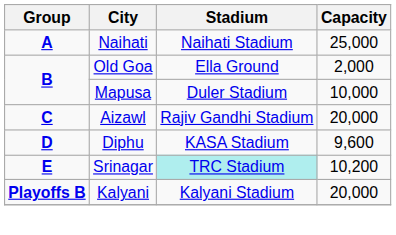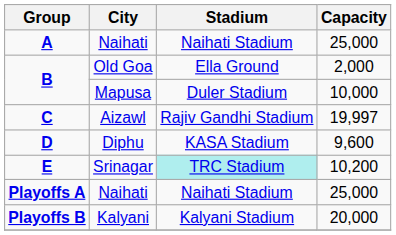(354, 118) 20,000 -> (354, 118) 19,997
+ row: (47, 193)
